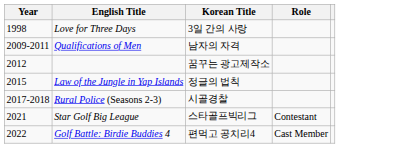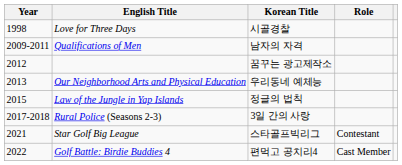(218, 28) 3일 간의 사랑 -> (270, 28) 시골경찰
+ row: (150, 81)
(208, 99) 시골경찰 -> (280, 116) 3일 간의 사랑
